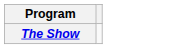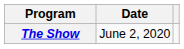+ column: (135, 14)
